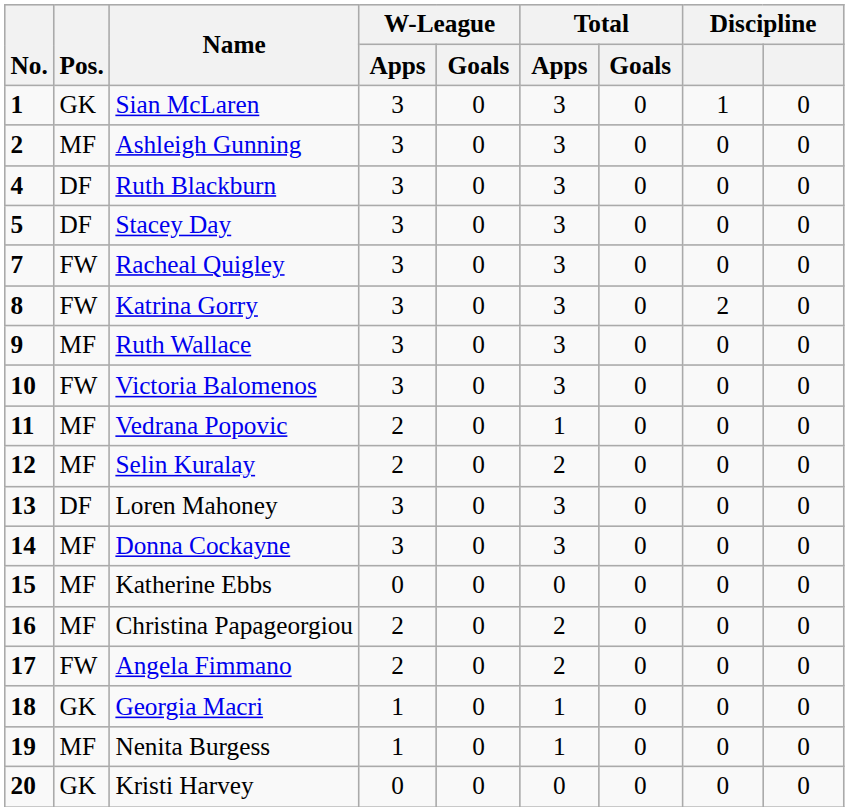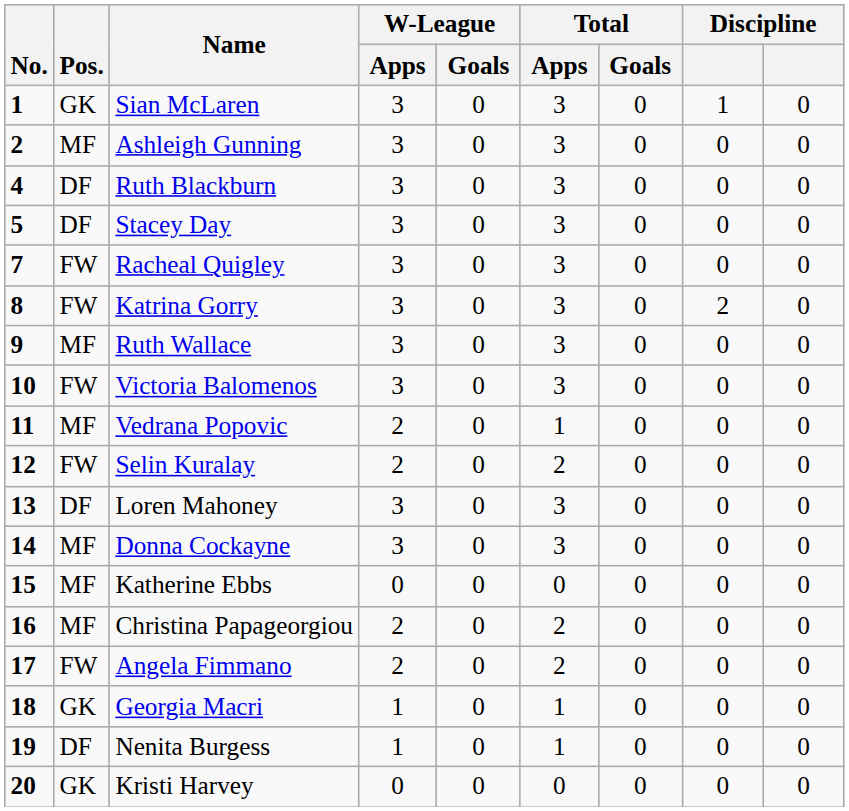(78, 465) MF -> (78, 465) FW
(78, 746) MF -> (76, 746) DF
